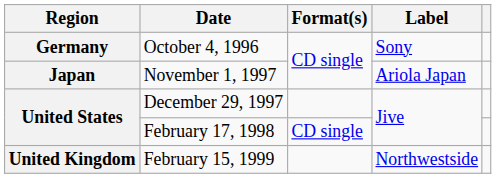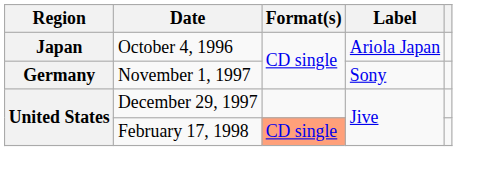(72, 46) Germany -> (59, 46) Japan
(394, 46) Sony -> (395, 46) Ariola Japan
(72, 74) Japan -> (59, 74) Germany
(421, 74) Ariola Japan -> (368, 74) Sony
(327, 131) no background -> (301, 131) lightsalmon background
- row: (209, 159)
